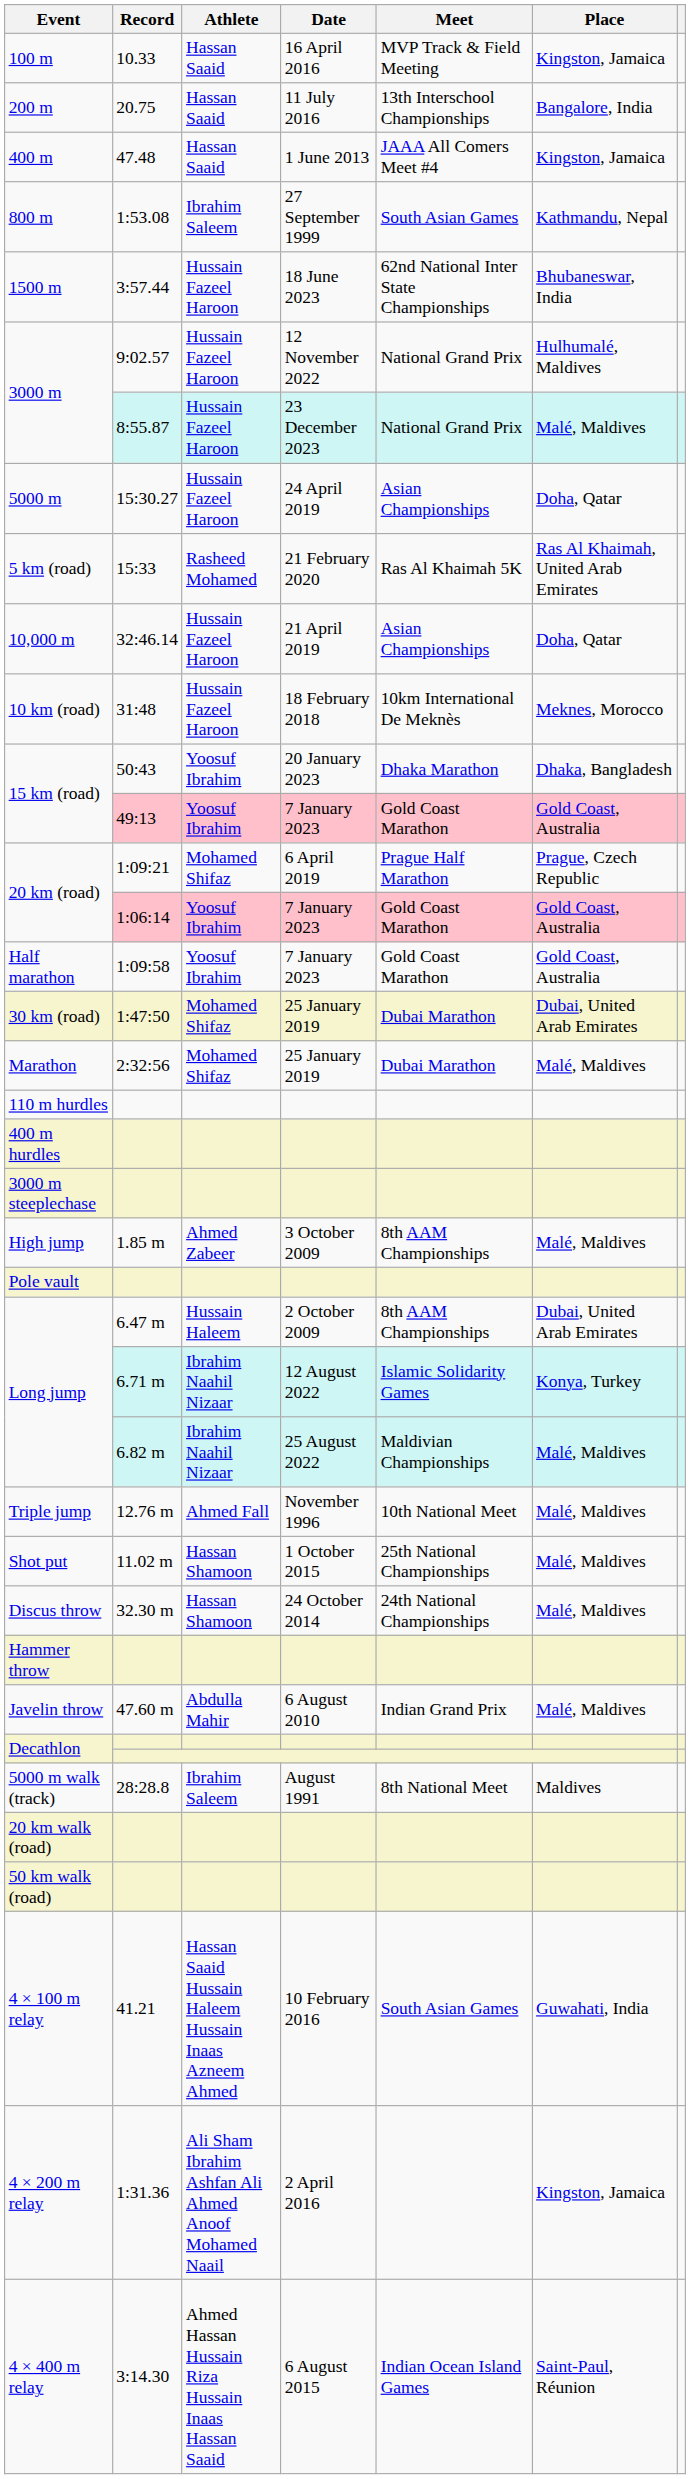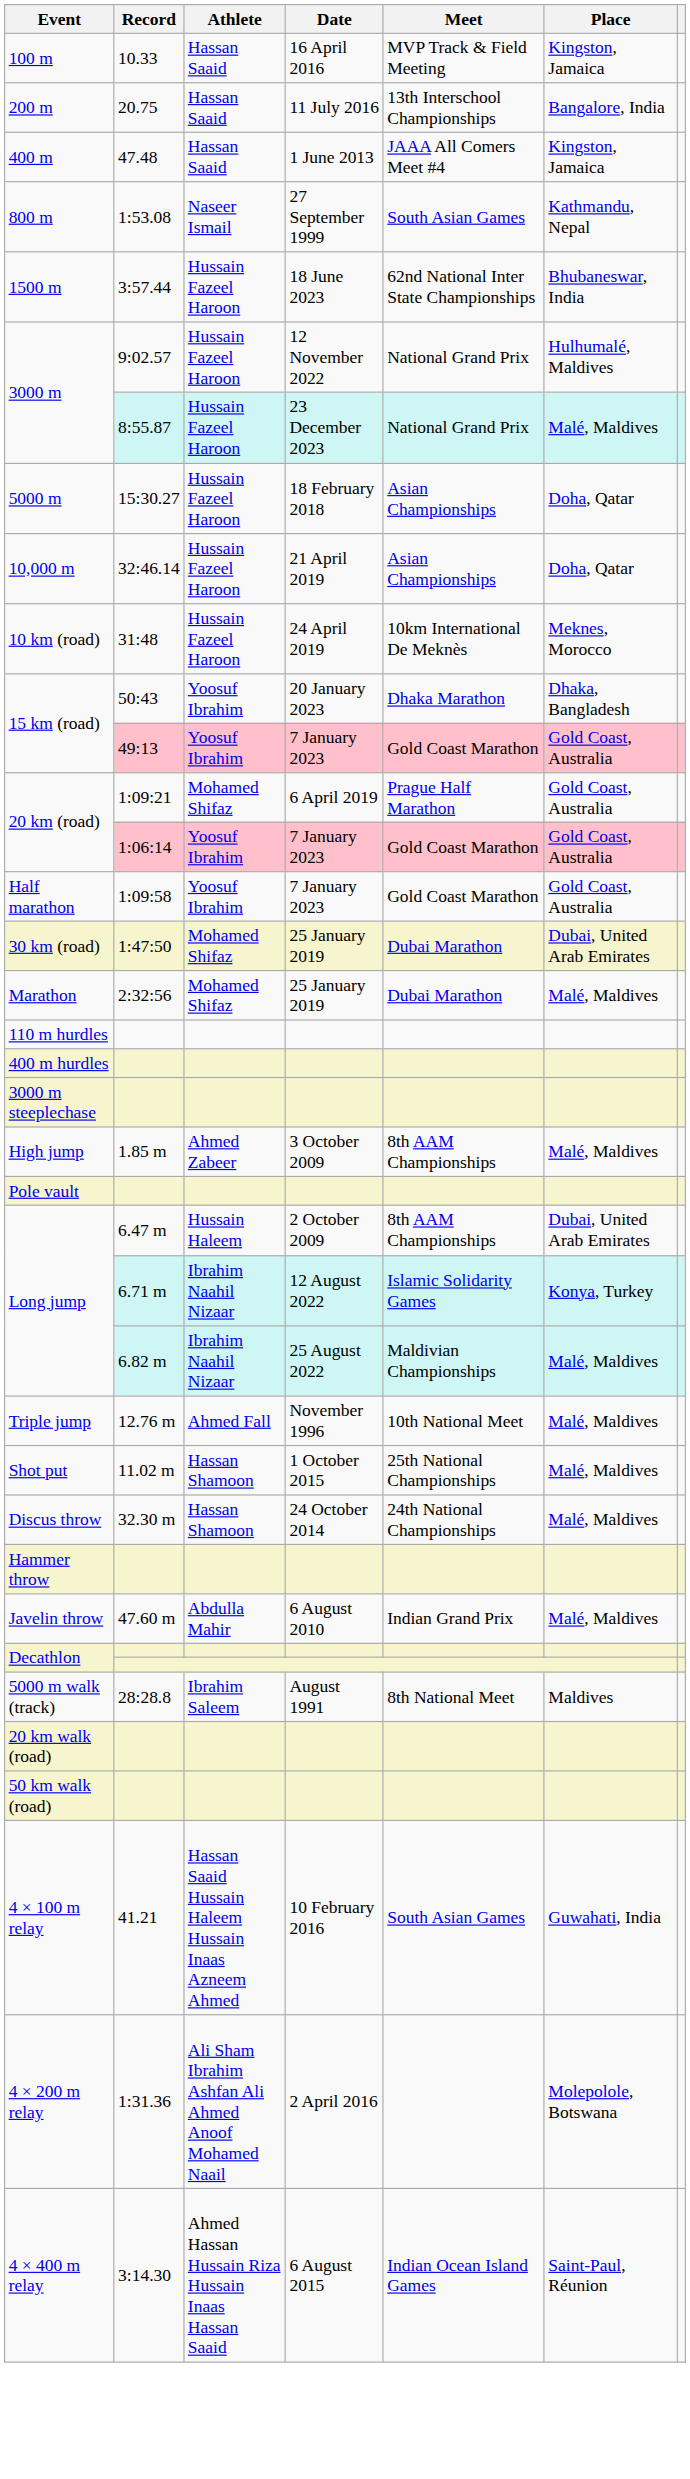(214, 217) Ibrahim Saleem -> (212, 217) Naseer Ismail
(314, 498) 24 April 2019 -> (332, 498) 18 February 2018
- row: (50, 568)
(327, 708) 18 February 2018 -> (318, 638) 24 April 2019
(587, 867) Prague, Czech Republic -> (590, 797) Gold Coast, Australia
(601, 2192) Kingston, Jamaica -> (591, 2102) Molepolole, Botswana
